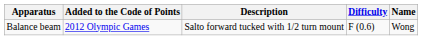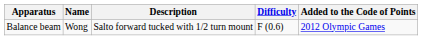columns swapped: (404, 12) <-> (123, 12)
